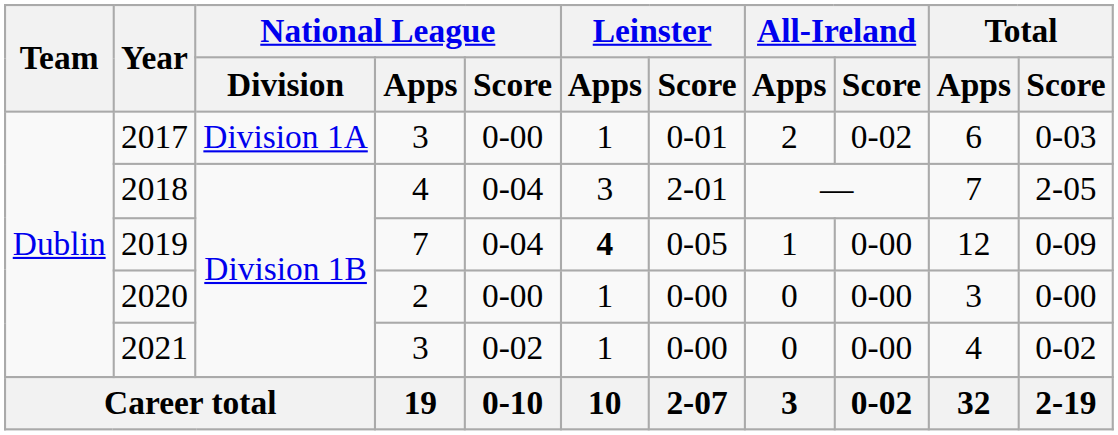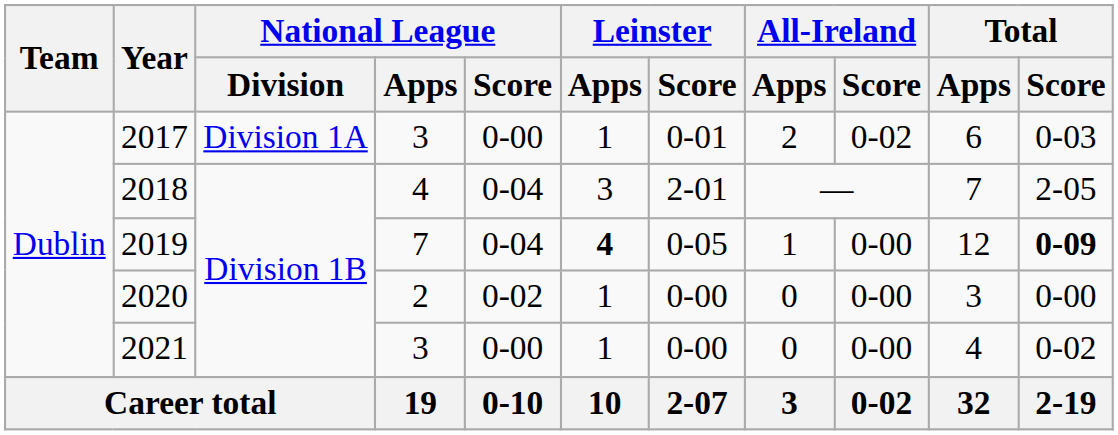(1066, 243) normal -> (1066, 243) bold
(513, 296) 0-00 -> (513, 296) 0-02
(513, 349) 0-02 -> (513, 349) 0-00
